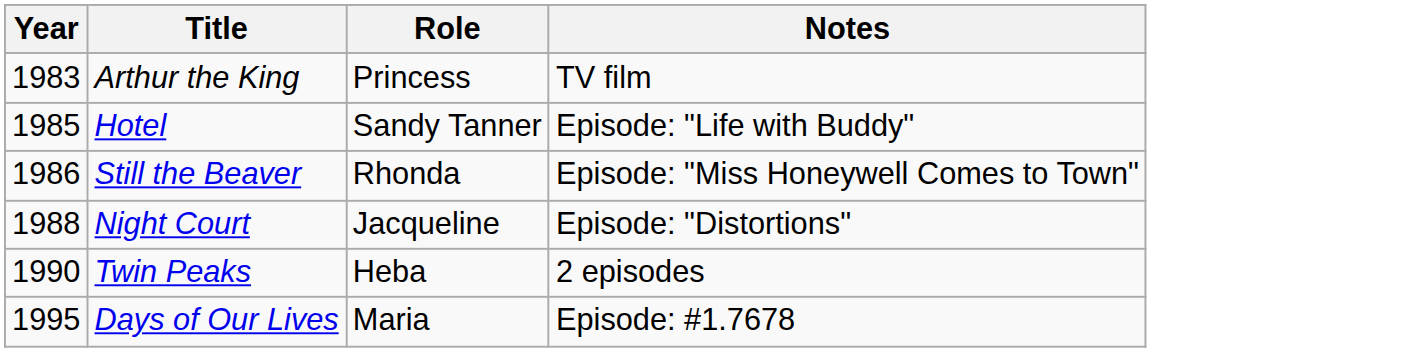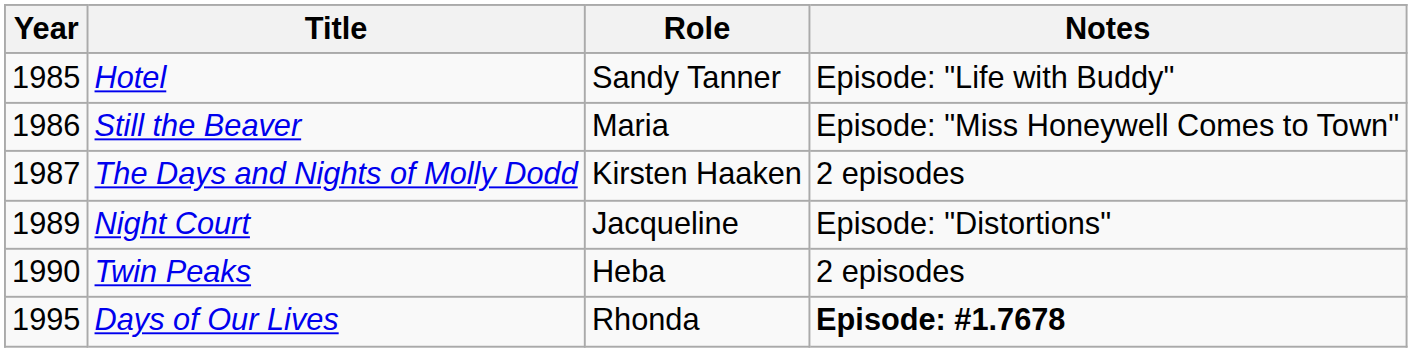- row: (197, 77)
(407, 175) Rhonda -> (630, 126) Maria
+ row: (336, 175)
(46, 223) 1988 -> (46, 223) 1989
(391, 321) Maria -> (646, 321) Rhonda
(676, 321) normal -> (941, 321) bold
